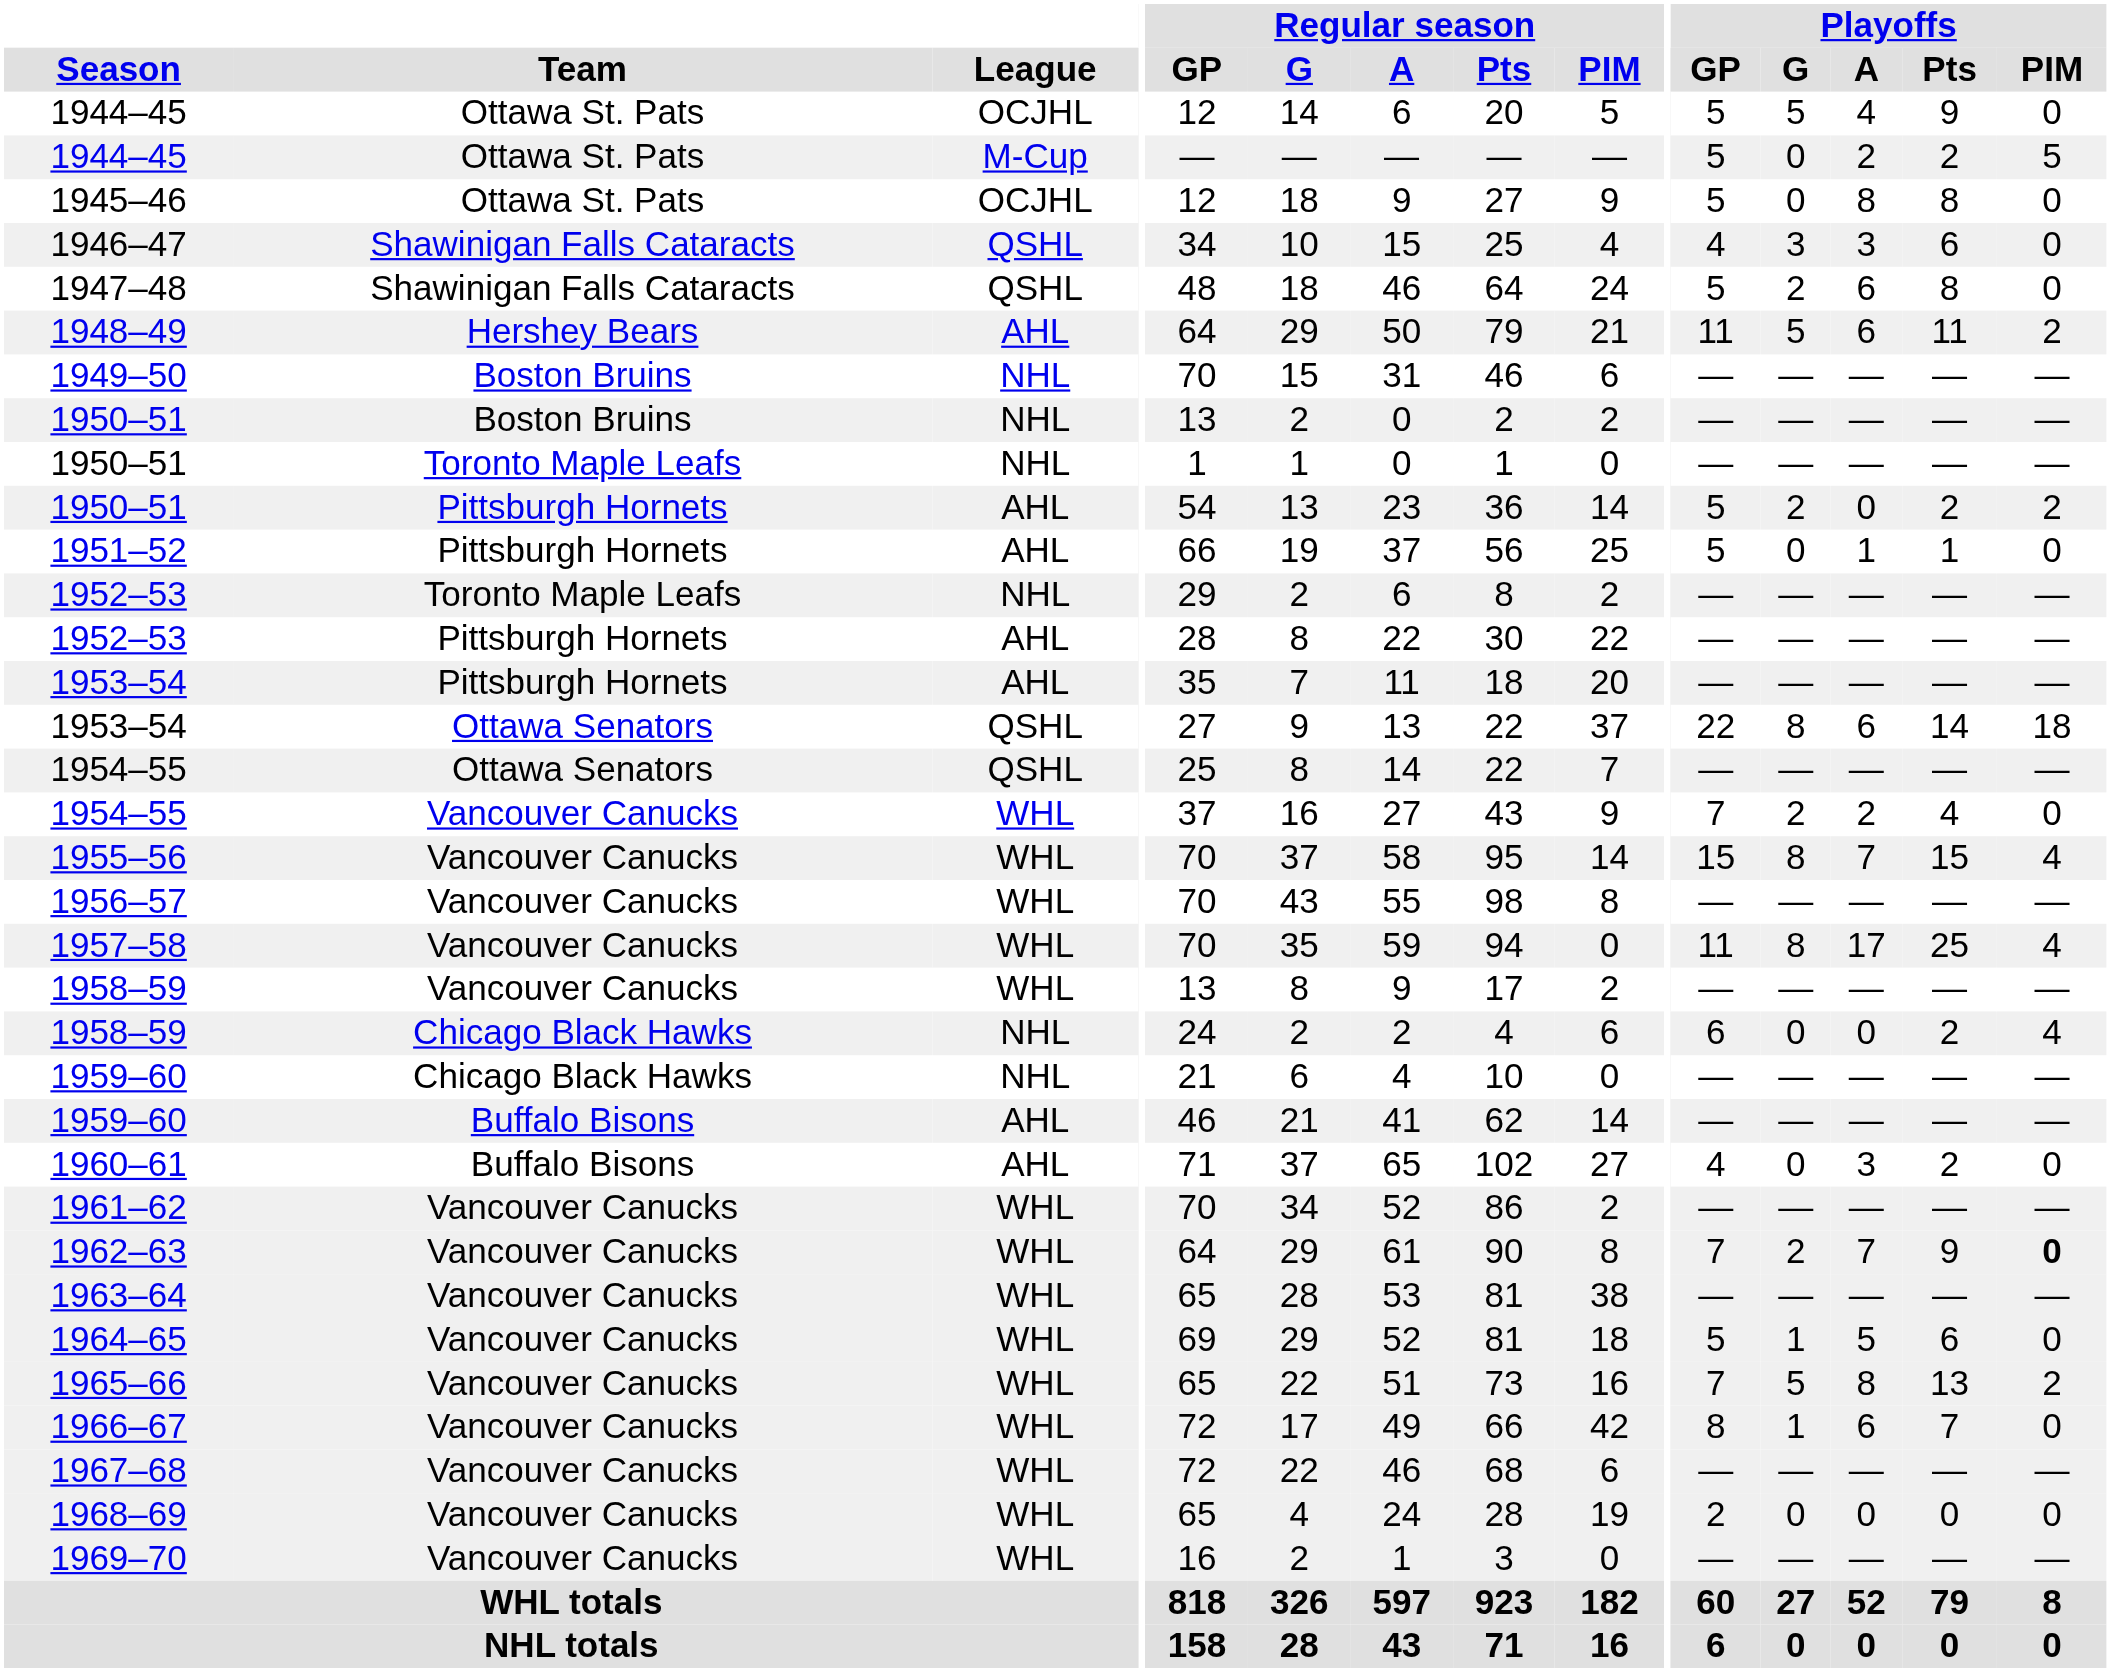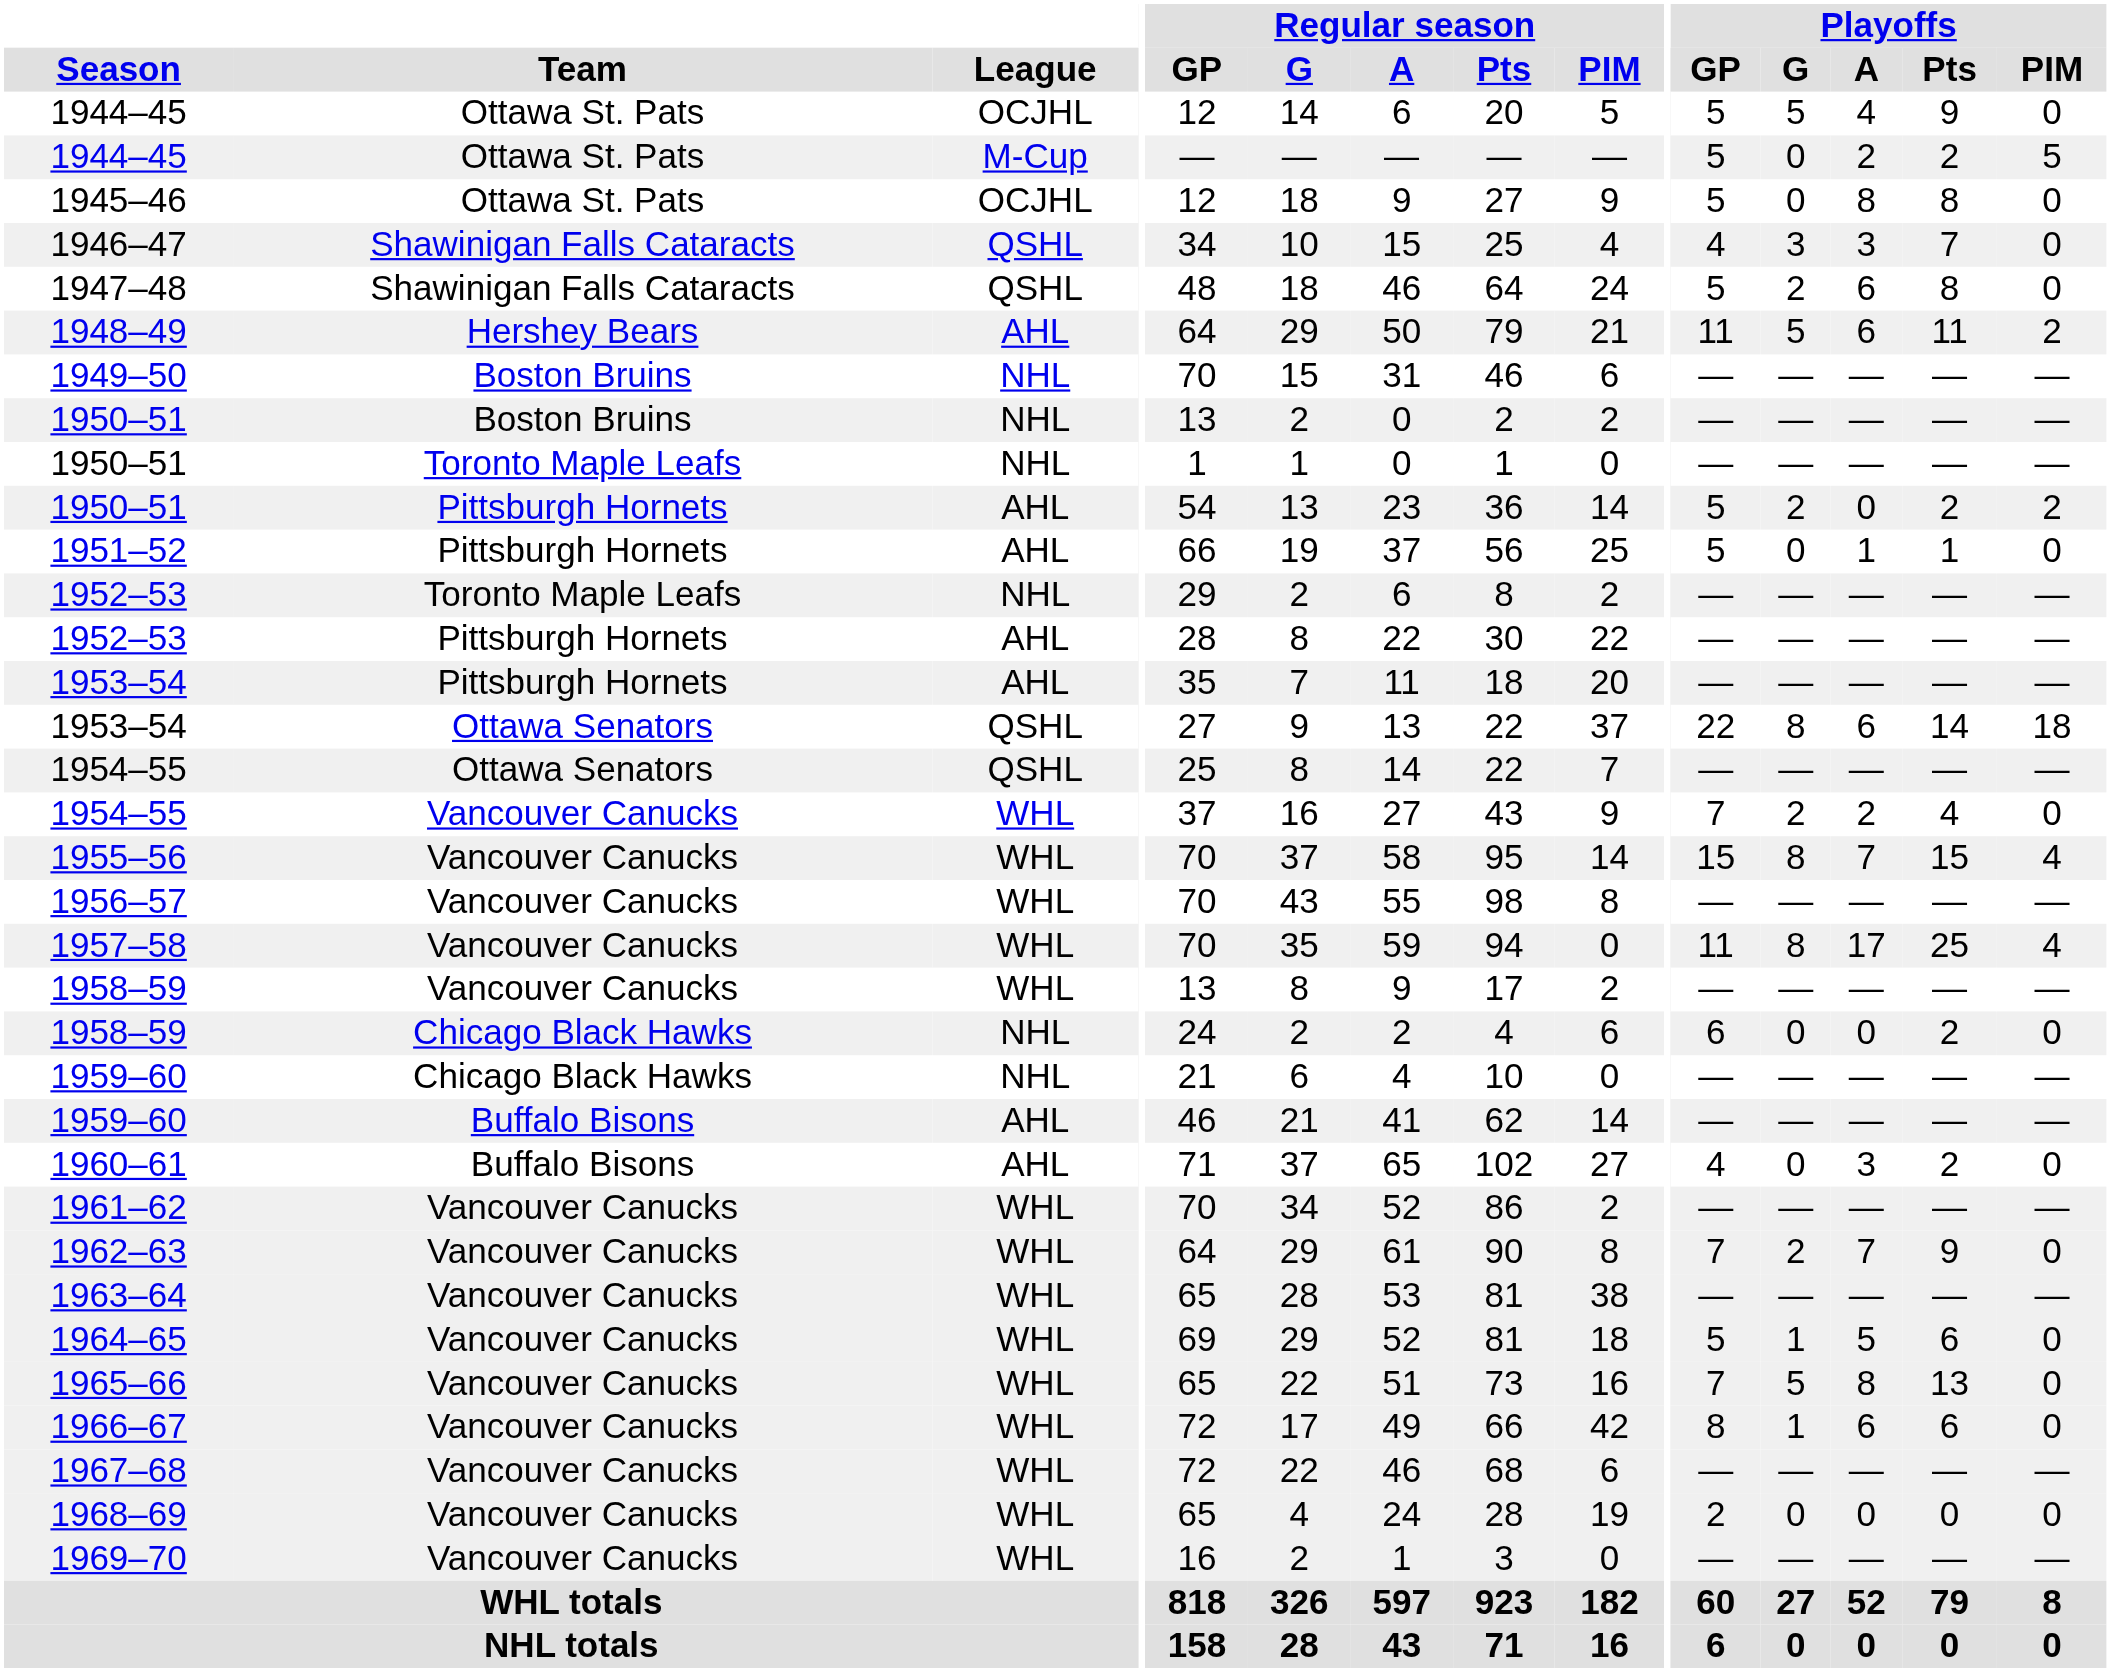(1950, 244) 6 -> (1950, 244) 7
(2052, 1032) 4 -> (2052, 1032) 0
(2052, 1251) bold -> (2052, 1251) normal
(2052, 1383) 2 -> (2052, 1383) 0
(1950, 1426) 7 -> (1950, 1426) 6
